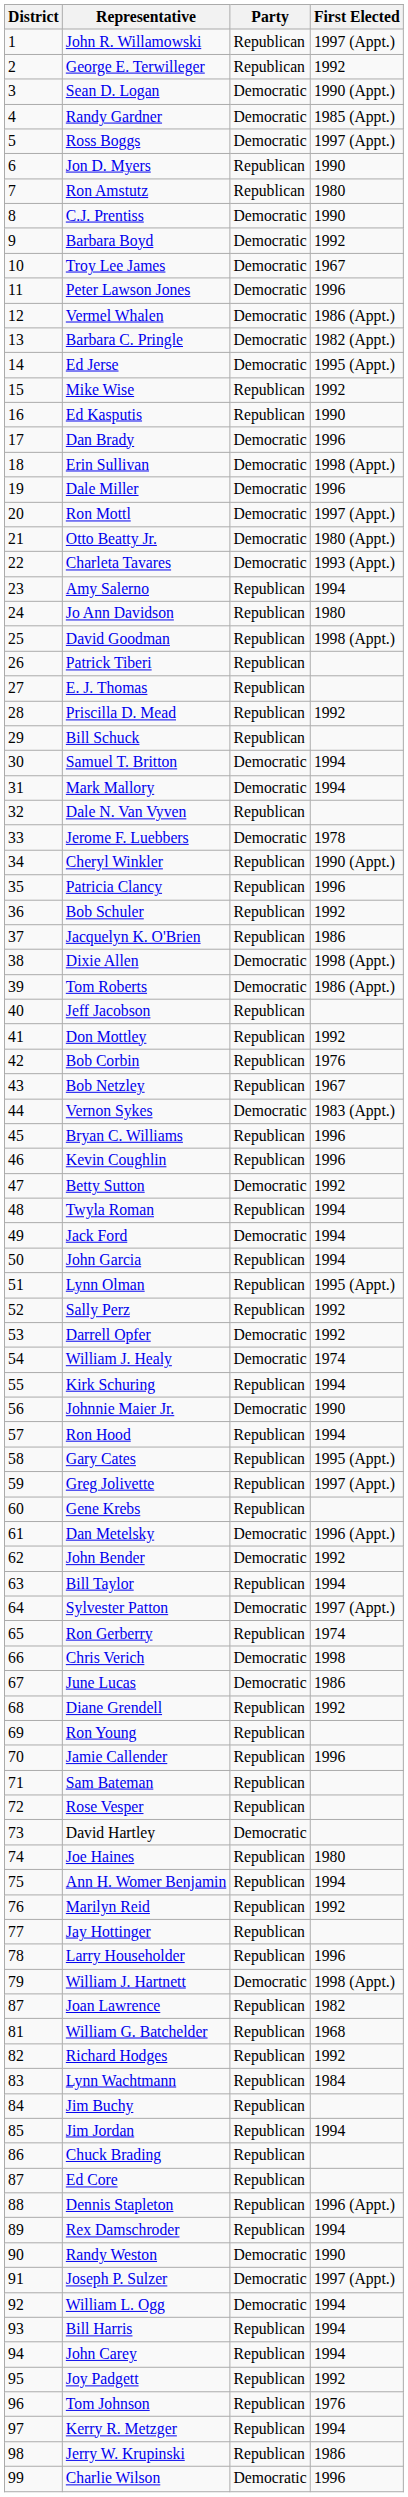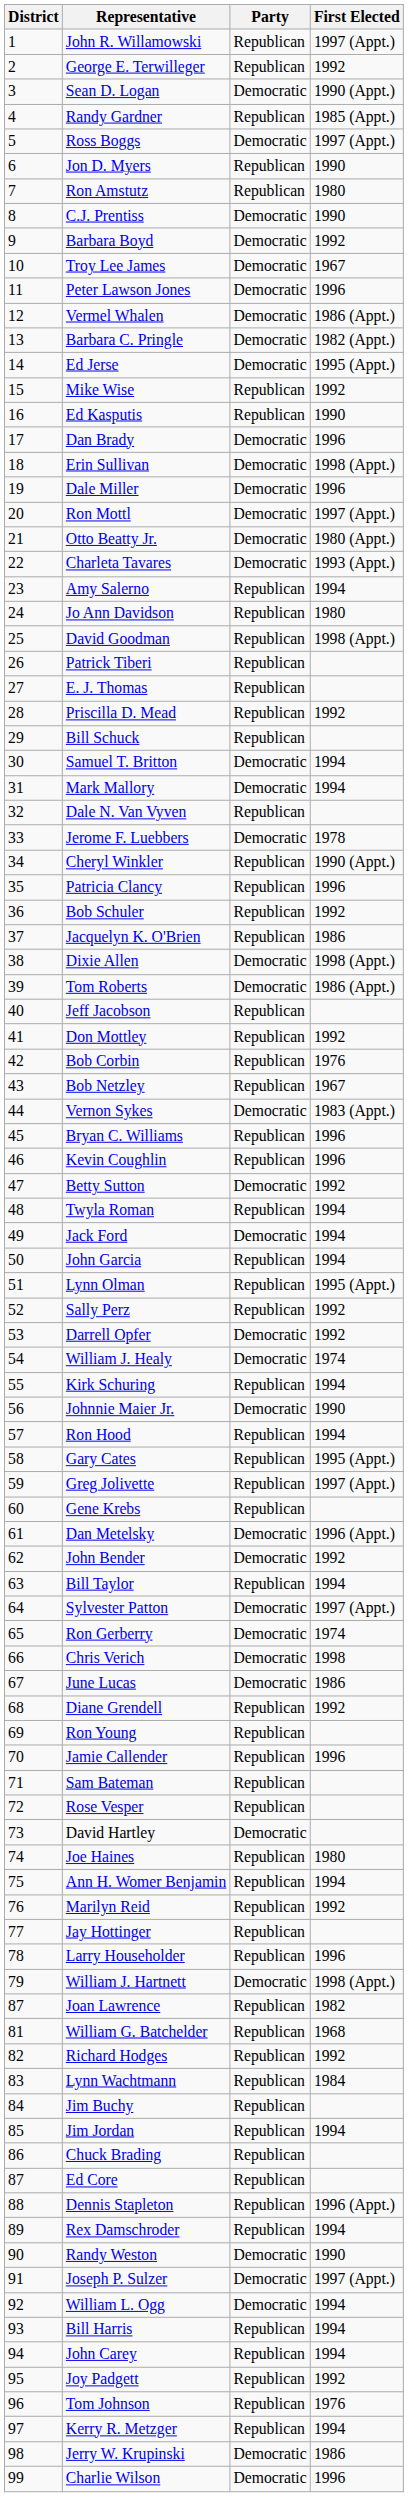(270, 116) Democratic -> (269, 116) Republican
(269, 1633) Republican -> (270, 1633) Democratic
(269, 2453) Republican -> (270, 2453) Democratic
